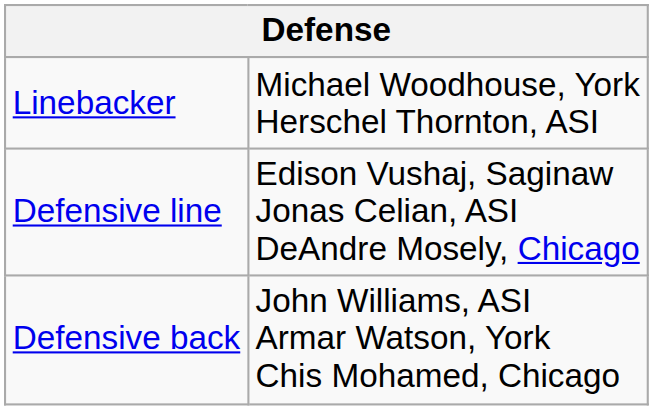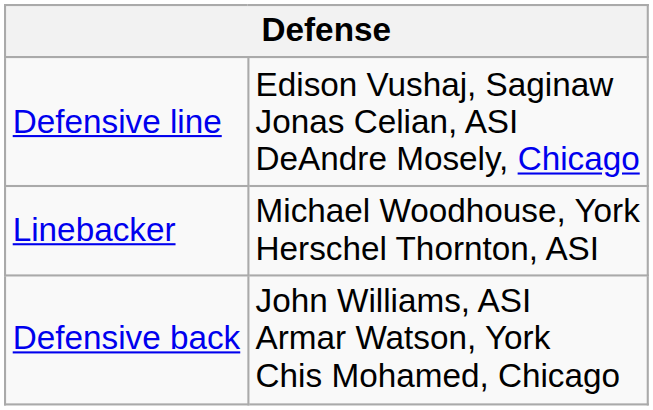rows swapped: (117, 211) <-> (94, 102)
